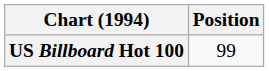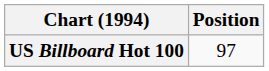(226, 50) 99 -> (226, 50) 97
